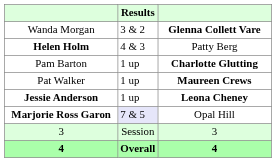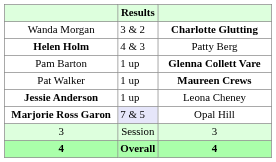(214, 29) Glenna Collett Vare -> (214, 29) Charlotte Glutting
(214, 64) Charlotte Glutting -> (214, 64) Glenna Collett Vare
(214, 98) bold -> (214, 98) normal
